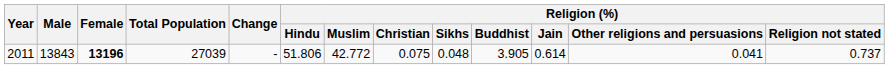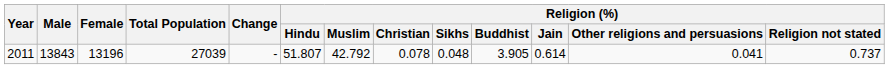(106, 53) bold -> (106, 53) normal
(302, 53) 51.806 -> (302, 53) 51.807
(351, 53) 42.772 -> (351, 53) 42.792
(414, 53) 0.075 -> (414, 53) 0.078
